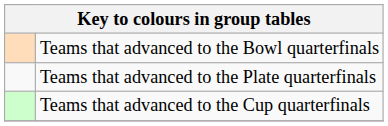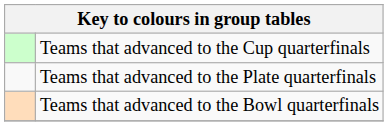rows swapped: (205, 105) <-> (210, 47)
